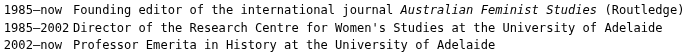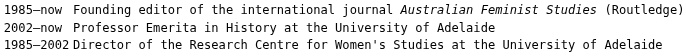rows swapped: (37, 27) <-> (33, 45)
